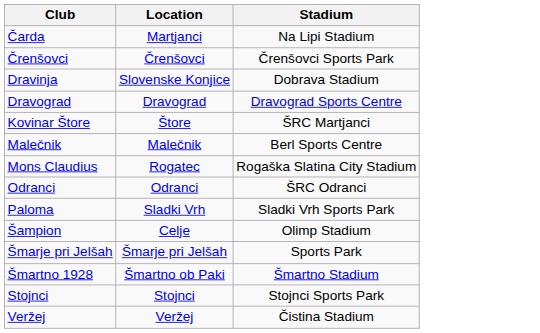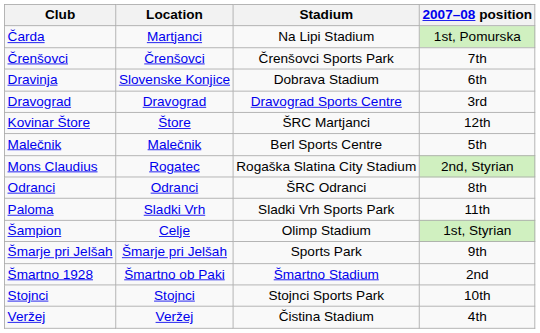+ column: (477, 15)
